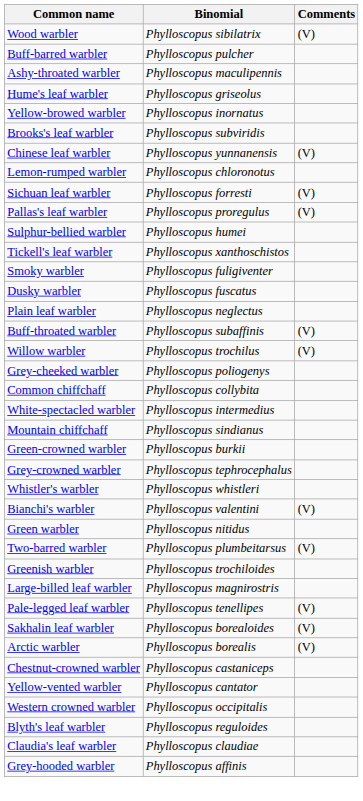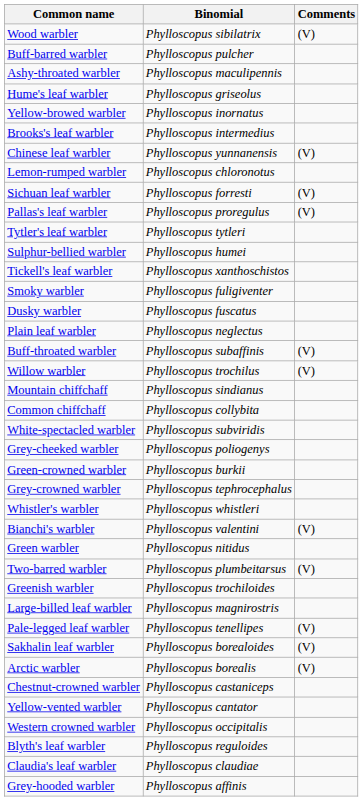(205, 133) Phylloscopus subviridis -> (210, 133) Phylloscopus intermedius
+ row: (57, 232)
rows swapped: (57, 430) <-> (63, 370)
(210, 410) Phylloscopus intermedius -> (205, 430) Phylloscopus subviridis
